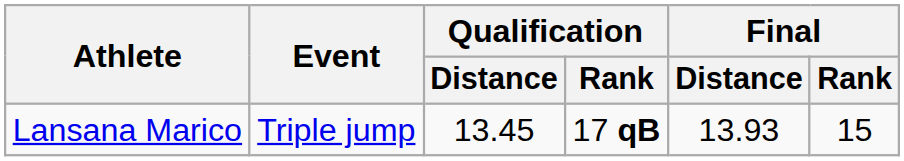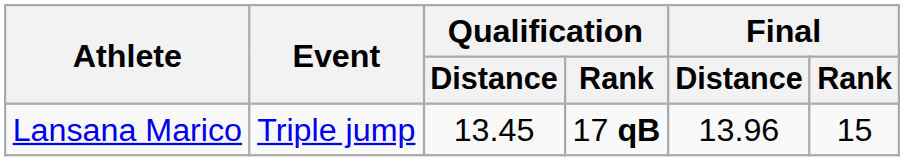(739, 130) 13.93 -> (739, 130) 13.96
